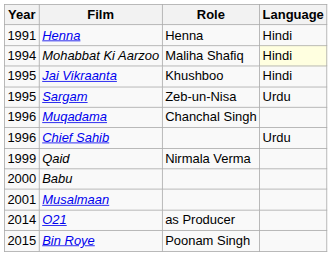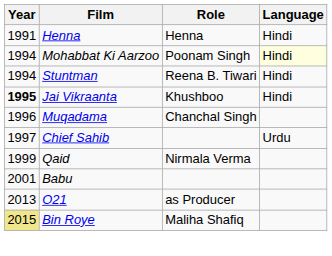(204, 55) Maliha Shafiq -> (208, 55) Poonam Singh
+ row: (70, 76)
(22, 76) normal -> (22, 96) bold
- row: (65, 96)
(22, 138) 1996 -> (22, 138) 1997
(22, 179) 2000 -> (22, 179) 2001
- row: (76, 199)
(22, 220) 2014 -> (22, 199) 2013
(22, 240) no background -> (22, 220) khaki background
(208, 240) Poonam Singh -> (204, 220) Maliha Shafiq
